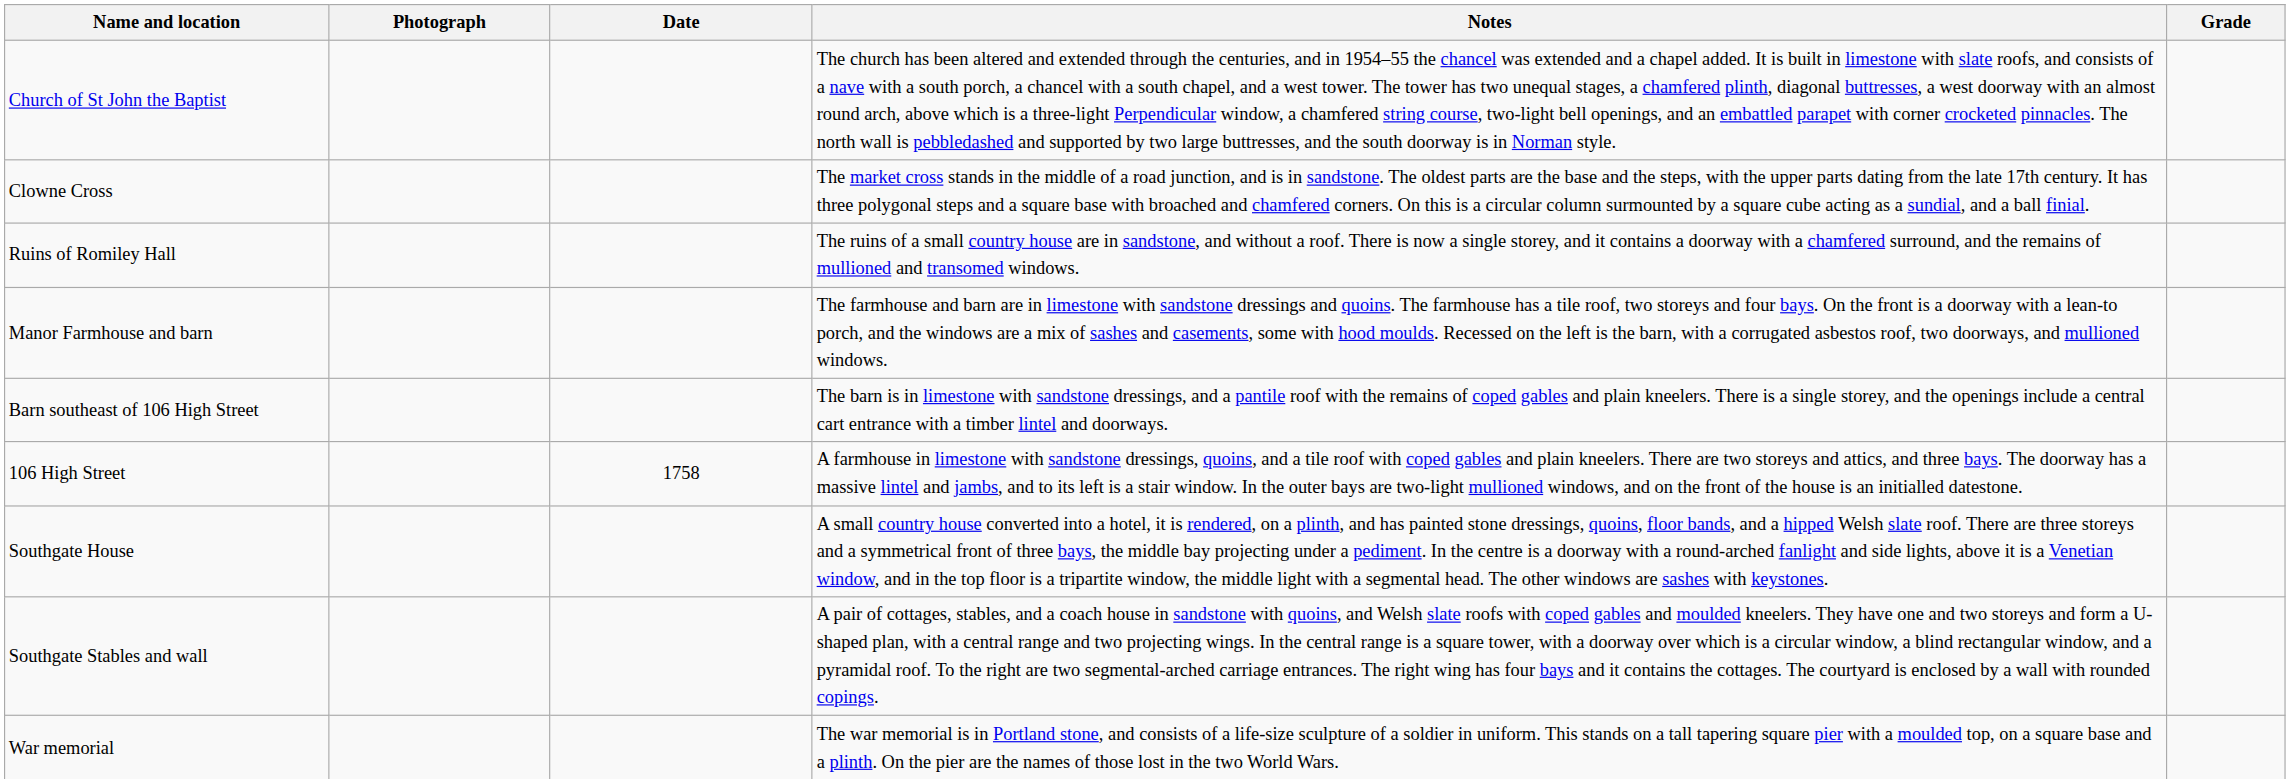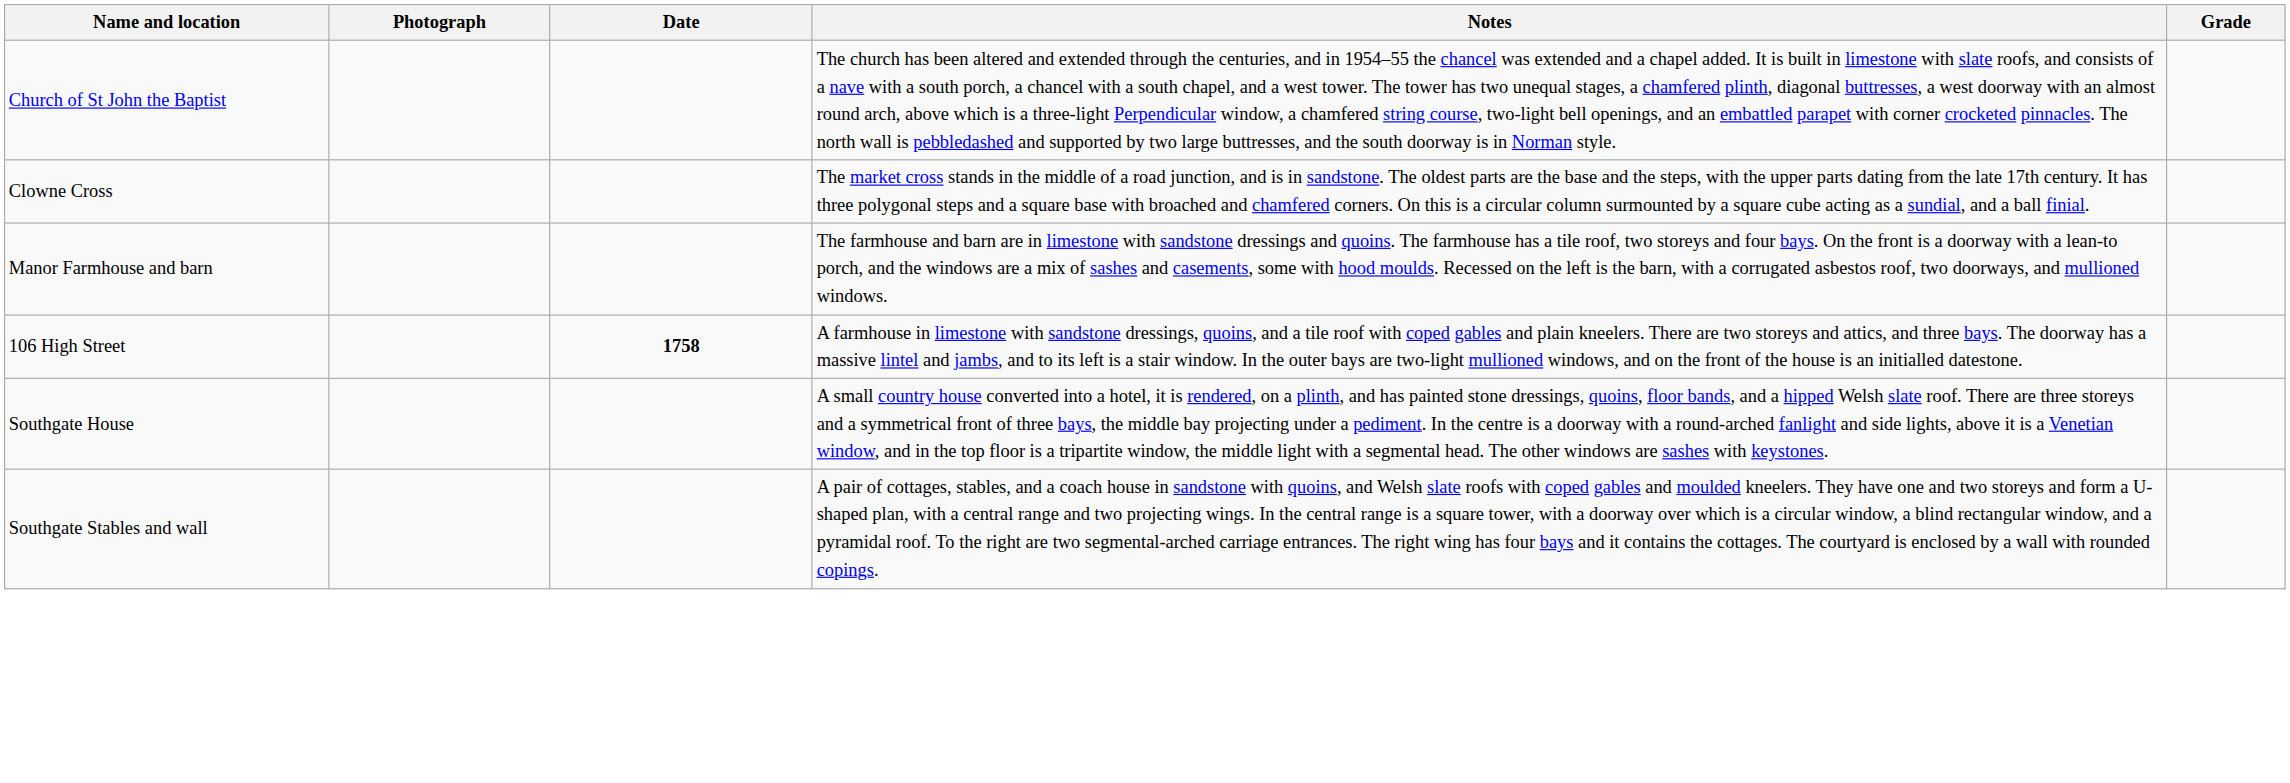- row: (92, 254)
- row: (134, 409)
(681, 473) normal -> (681, 346) bold
- row: (61, 747)
